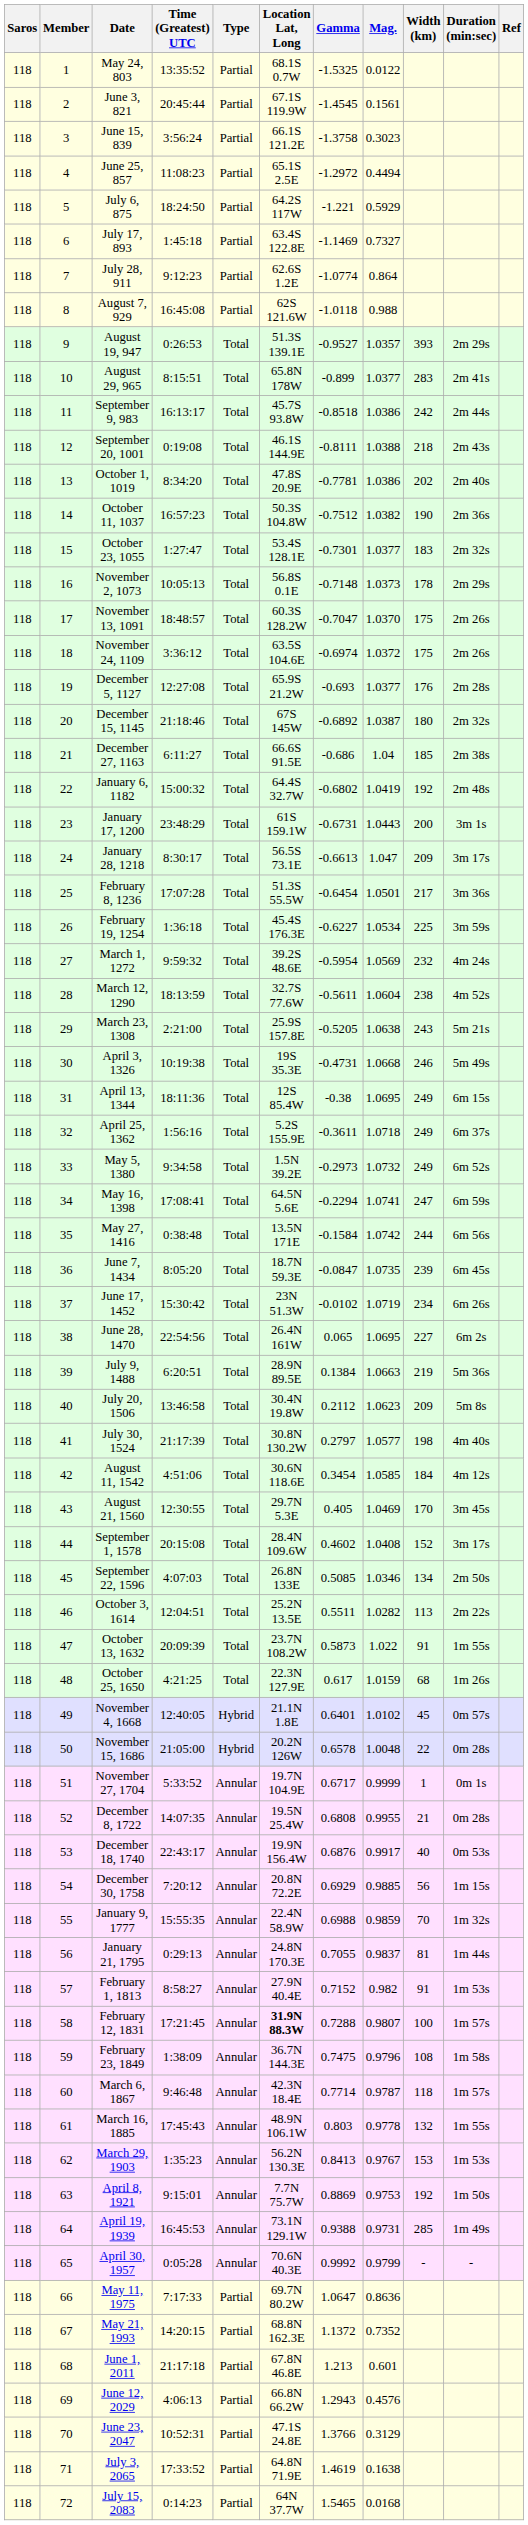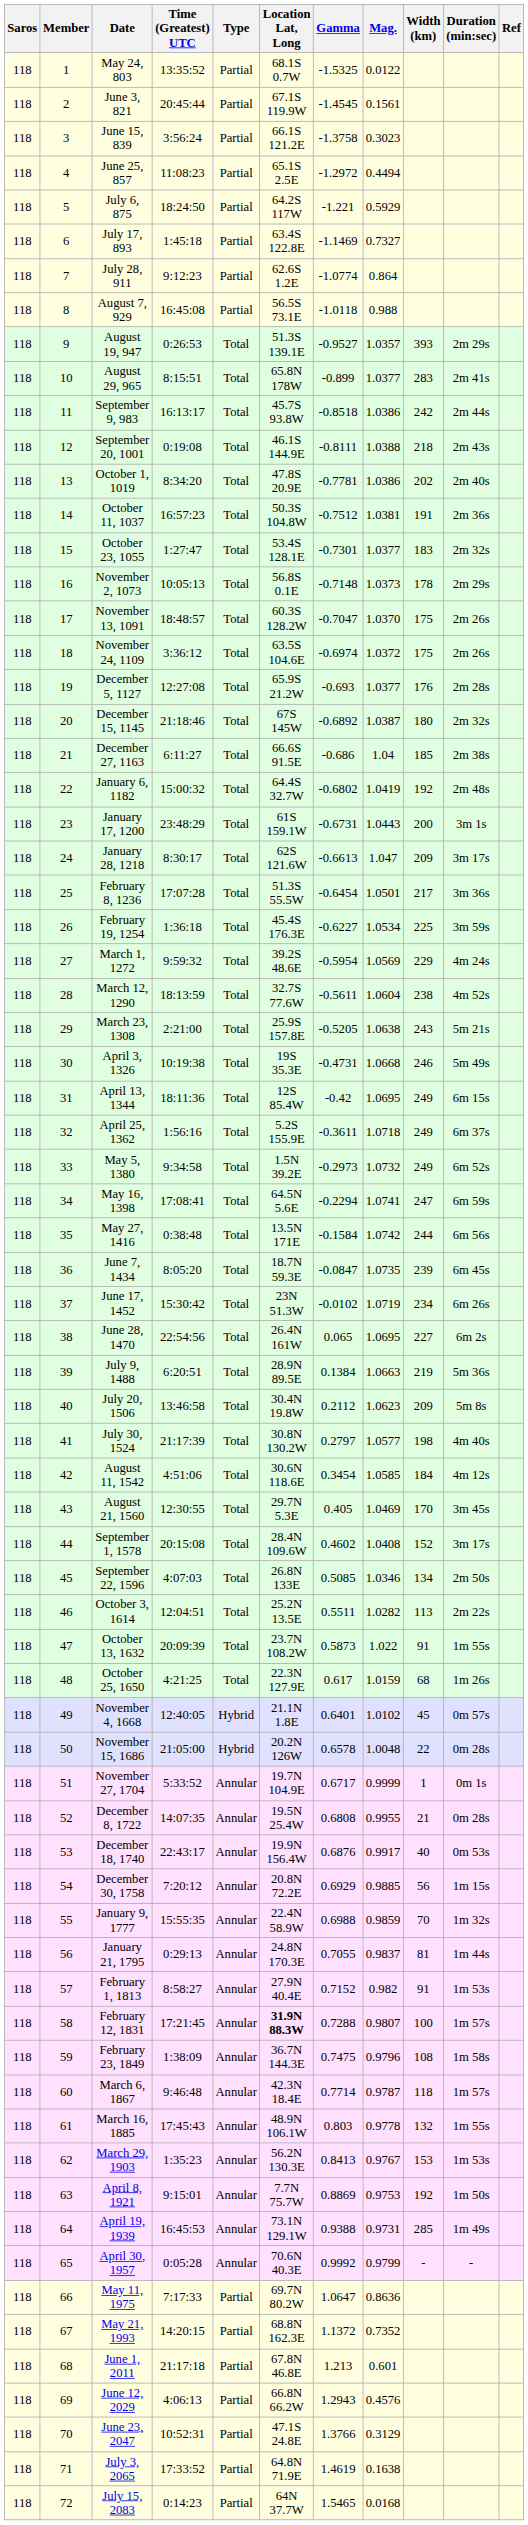(287, 309) 62S 121.6W -> (287, 309) 56.5S 73.1E
(383, 515) 1.0382 -> (383, 515) 1.0381
(423, 515) 190 -> (423, 515) 191
(287, 858) 56.5S 73.1E -> (287, 858) 62S 121.6W
(423, 961) 232 -> (423, 961) 229
(338, 1098) -0.38 -> (338, 1098) -0.42
